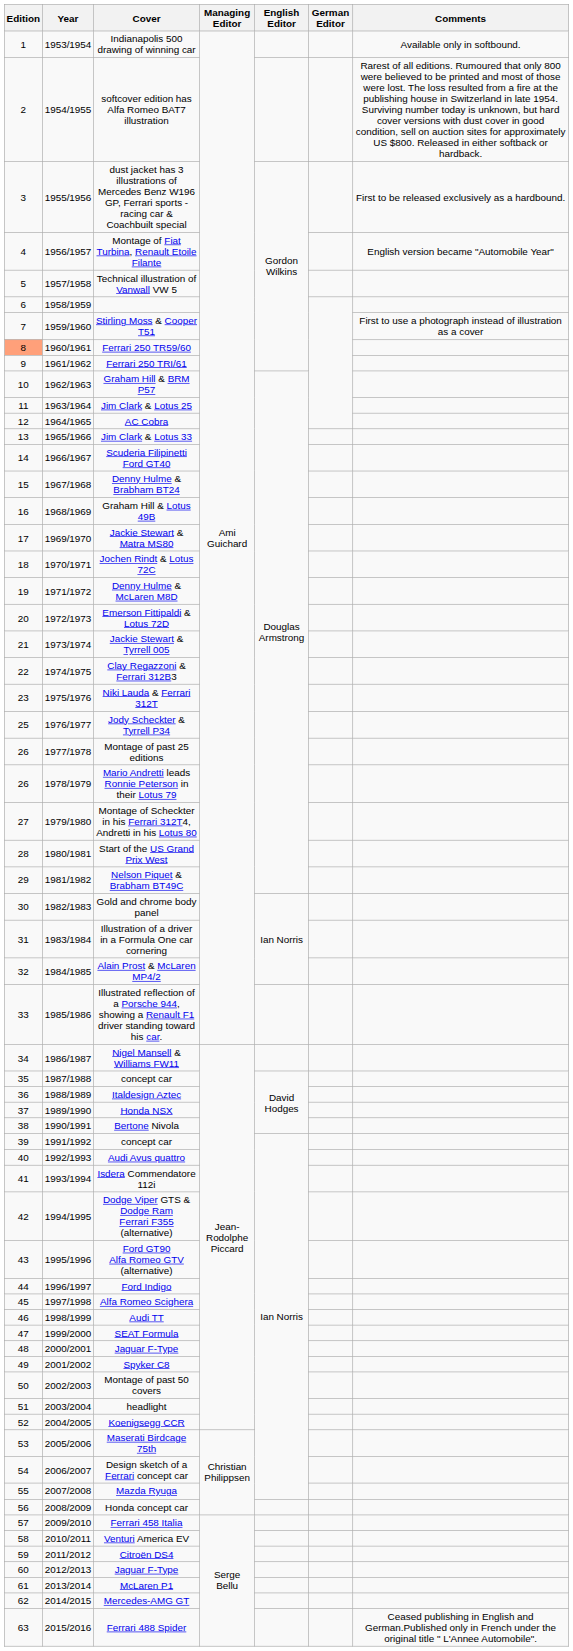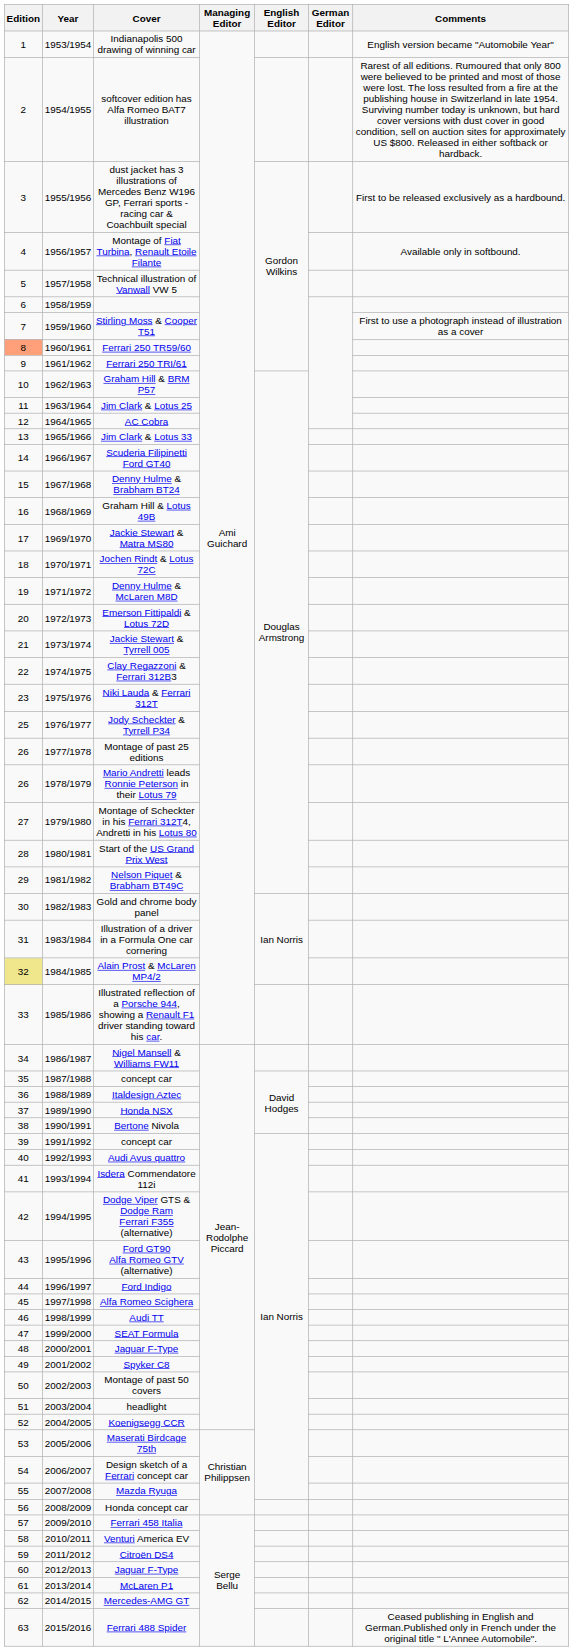(461, 45) Available only in softbound. -> (461, 45) English version became "Automobile Year"
(461, 252) English version became "Automobile Year" -> (461, 252) Available only in softbound.
(23, 971) no background -> (23, 971) khaki background
